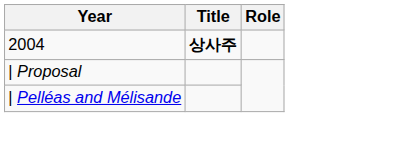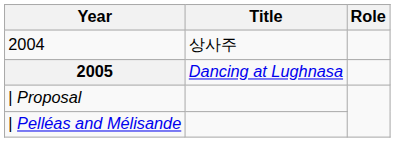(213, 44) bold -> (213, 44) normal
+ row: (95, 72)
